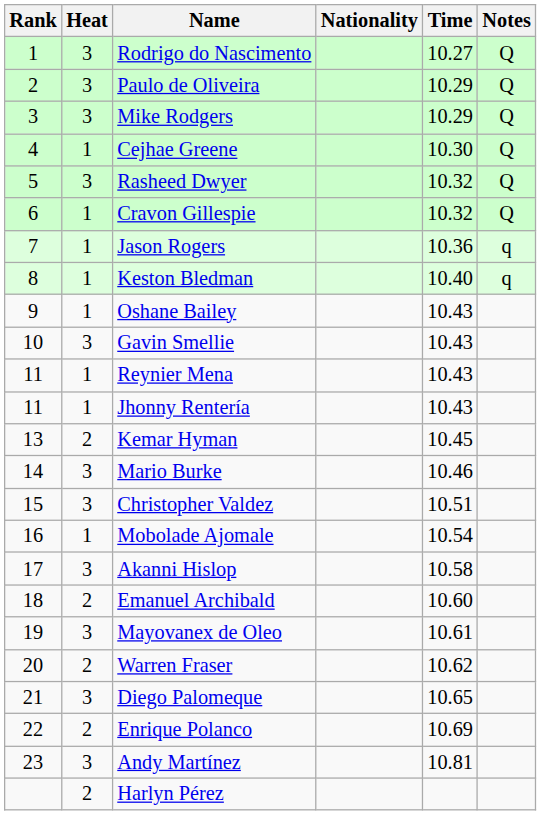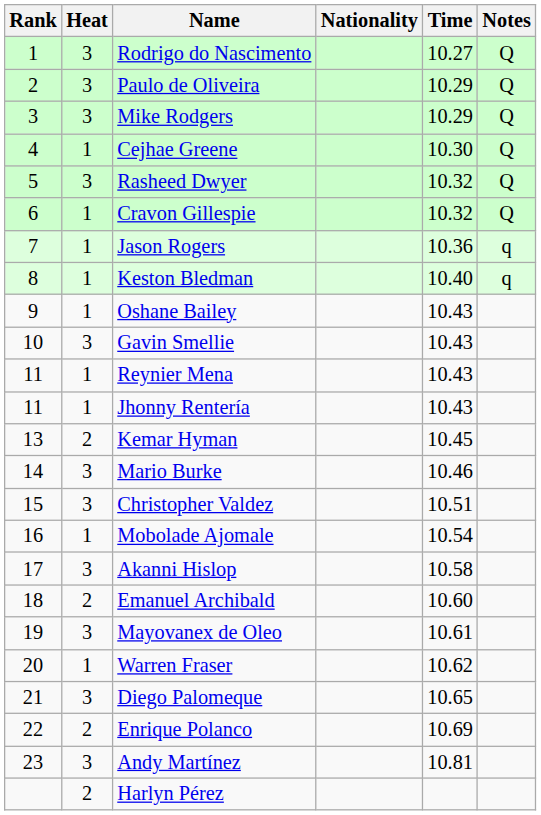(87, 665) 2 -> (87, 665) 1
